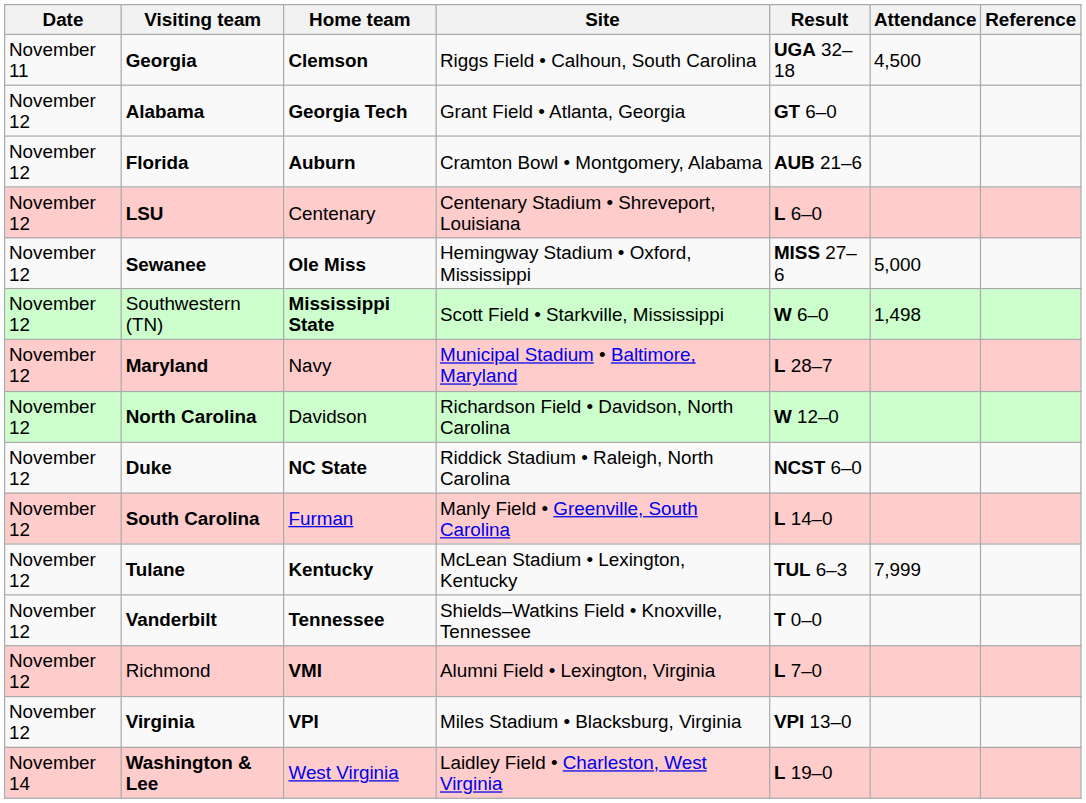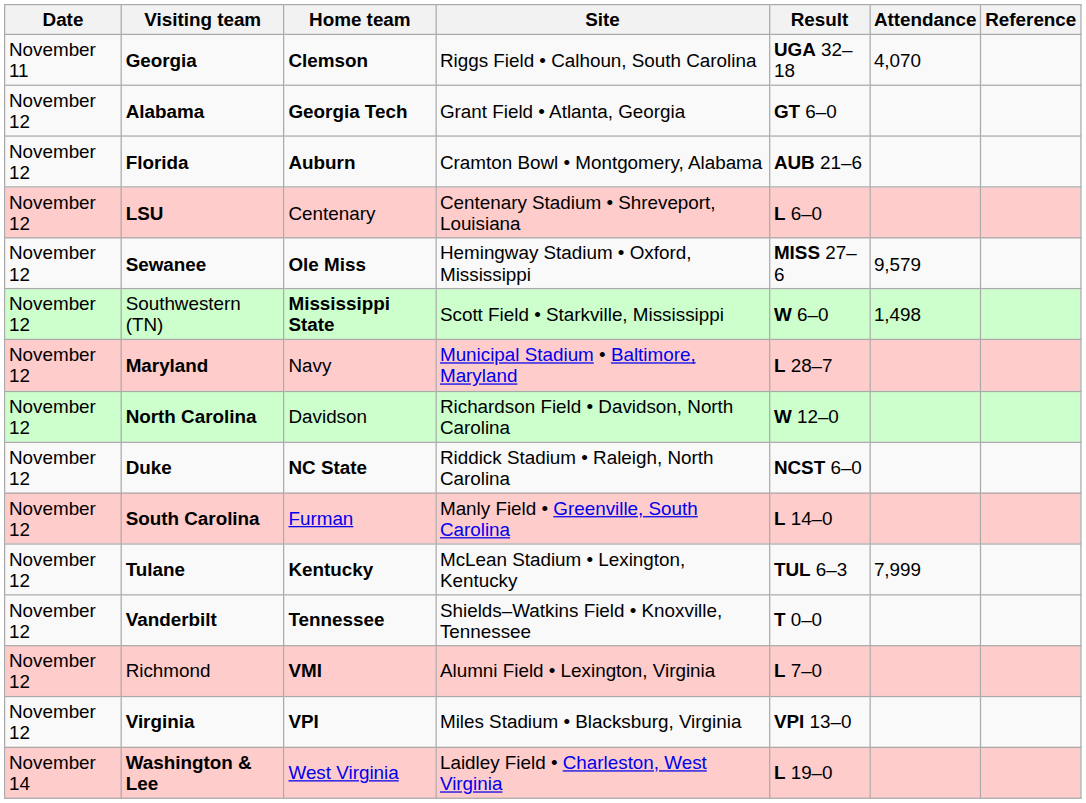(897, 60) 4,500 -> (897, 60) 4,070
(897, 264) 5,000 -> (897, 264) 9,579
